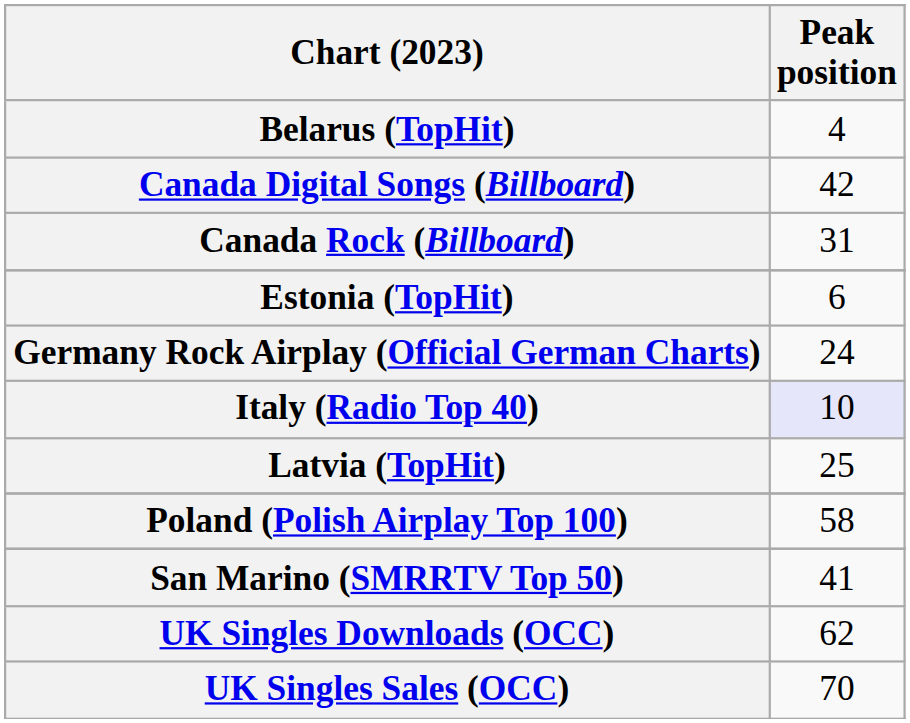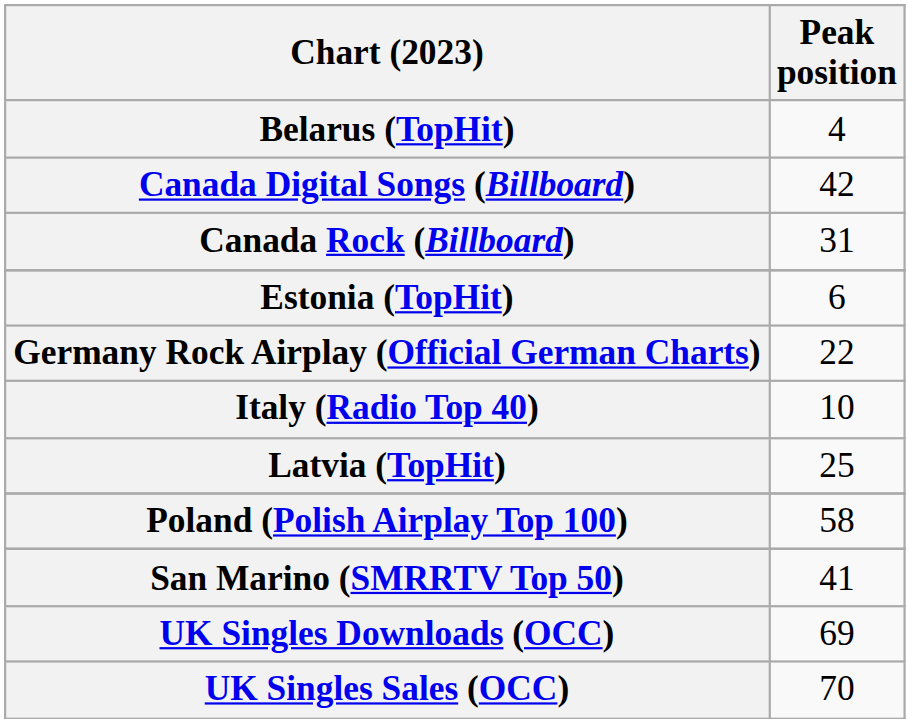(837, 352) 24 -> (837, 352) 22
(837, 408) lavender background -> (837, 408) no background
(837, 633) 62 -> (837, 633) 69
